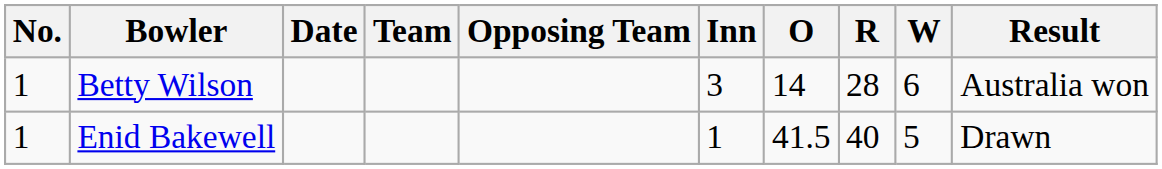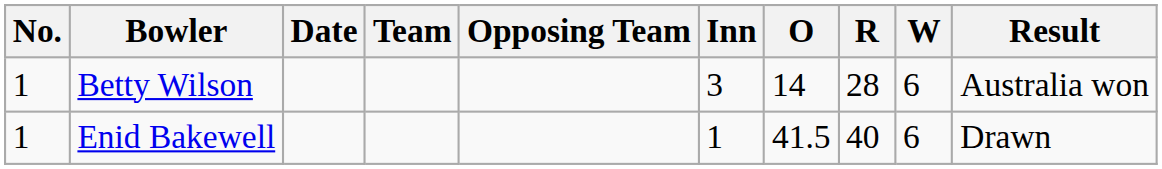(911, 137) 5 -> (911, 137) 6
